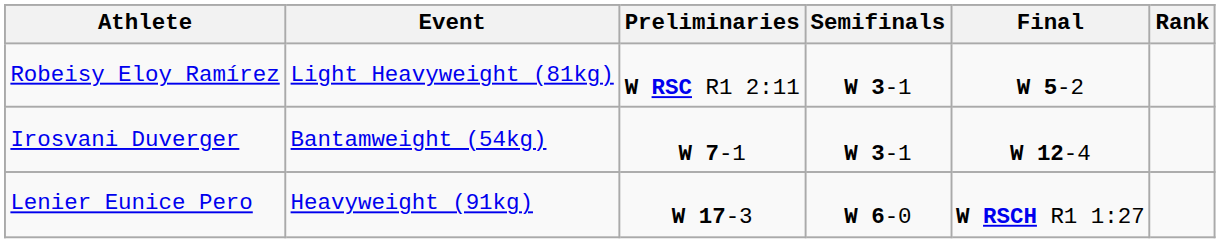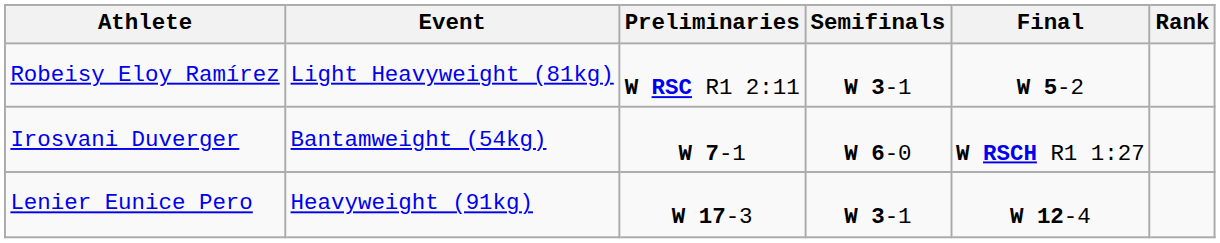(878, 153) W 3-1 -> (878, 153) W 6-0
(1050, 153) W 12-4 -> (1050, 153) W RSCH R1 1:27
(878, 217) W 6-0 -> (878, 217) W 3-1
(1050, 217) W RSCH R1 1:27 -> (1050, 217) W 12-4
